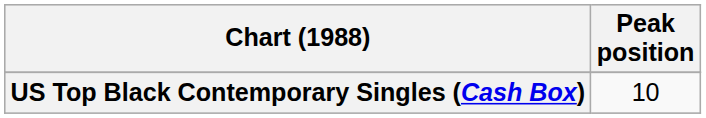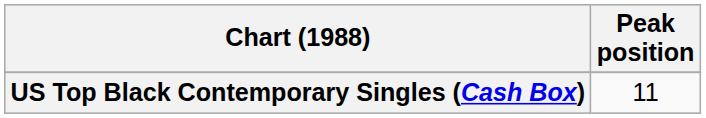(646, 92) 10 -> (646, 92) 11
